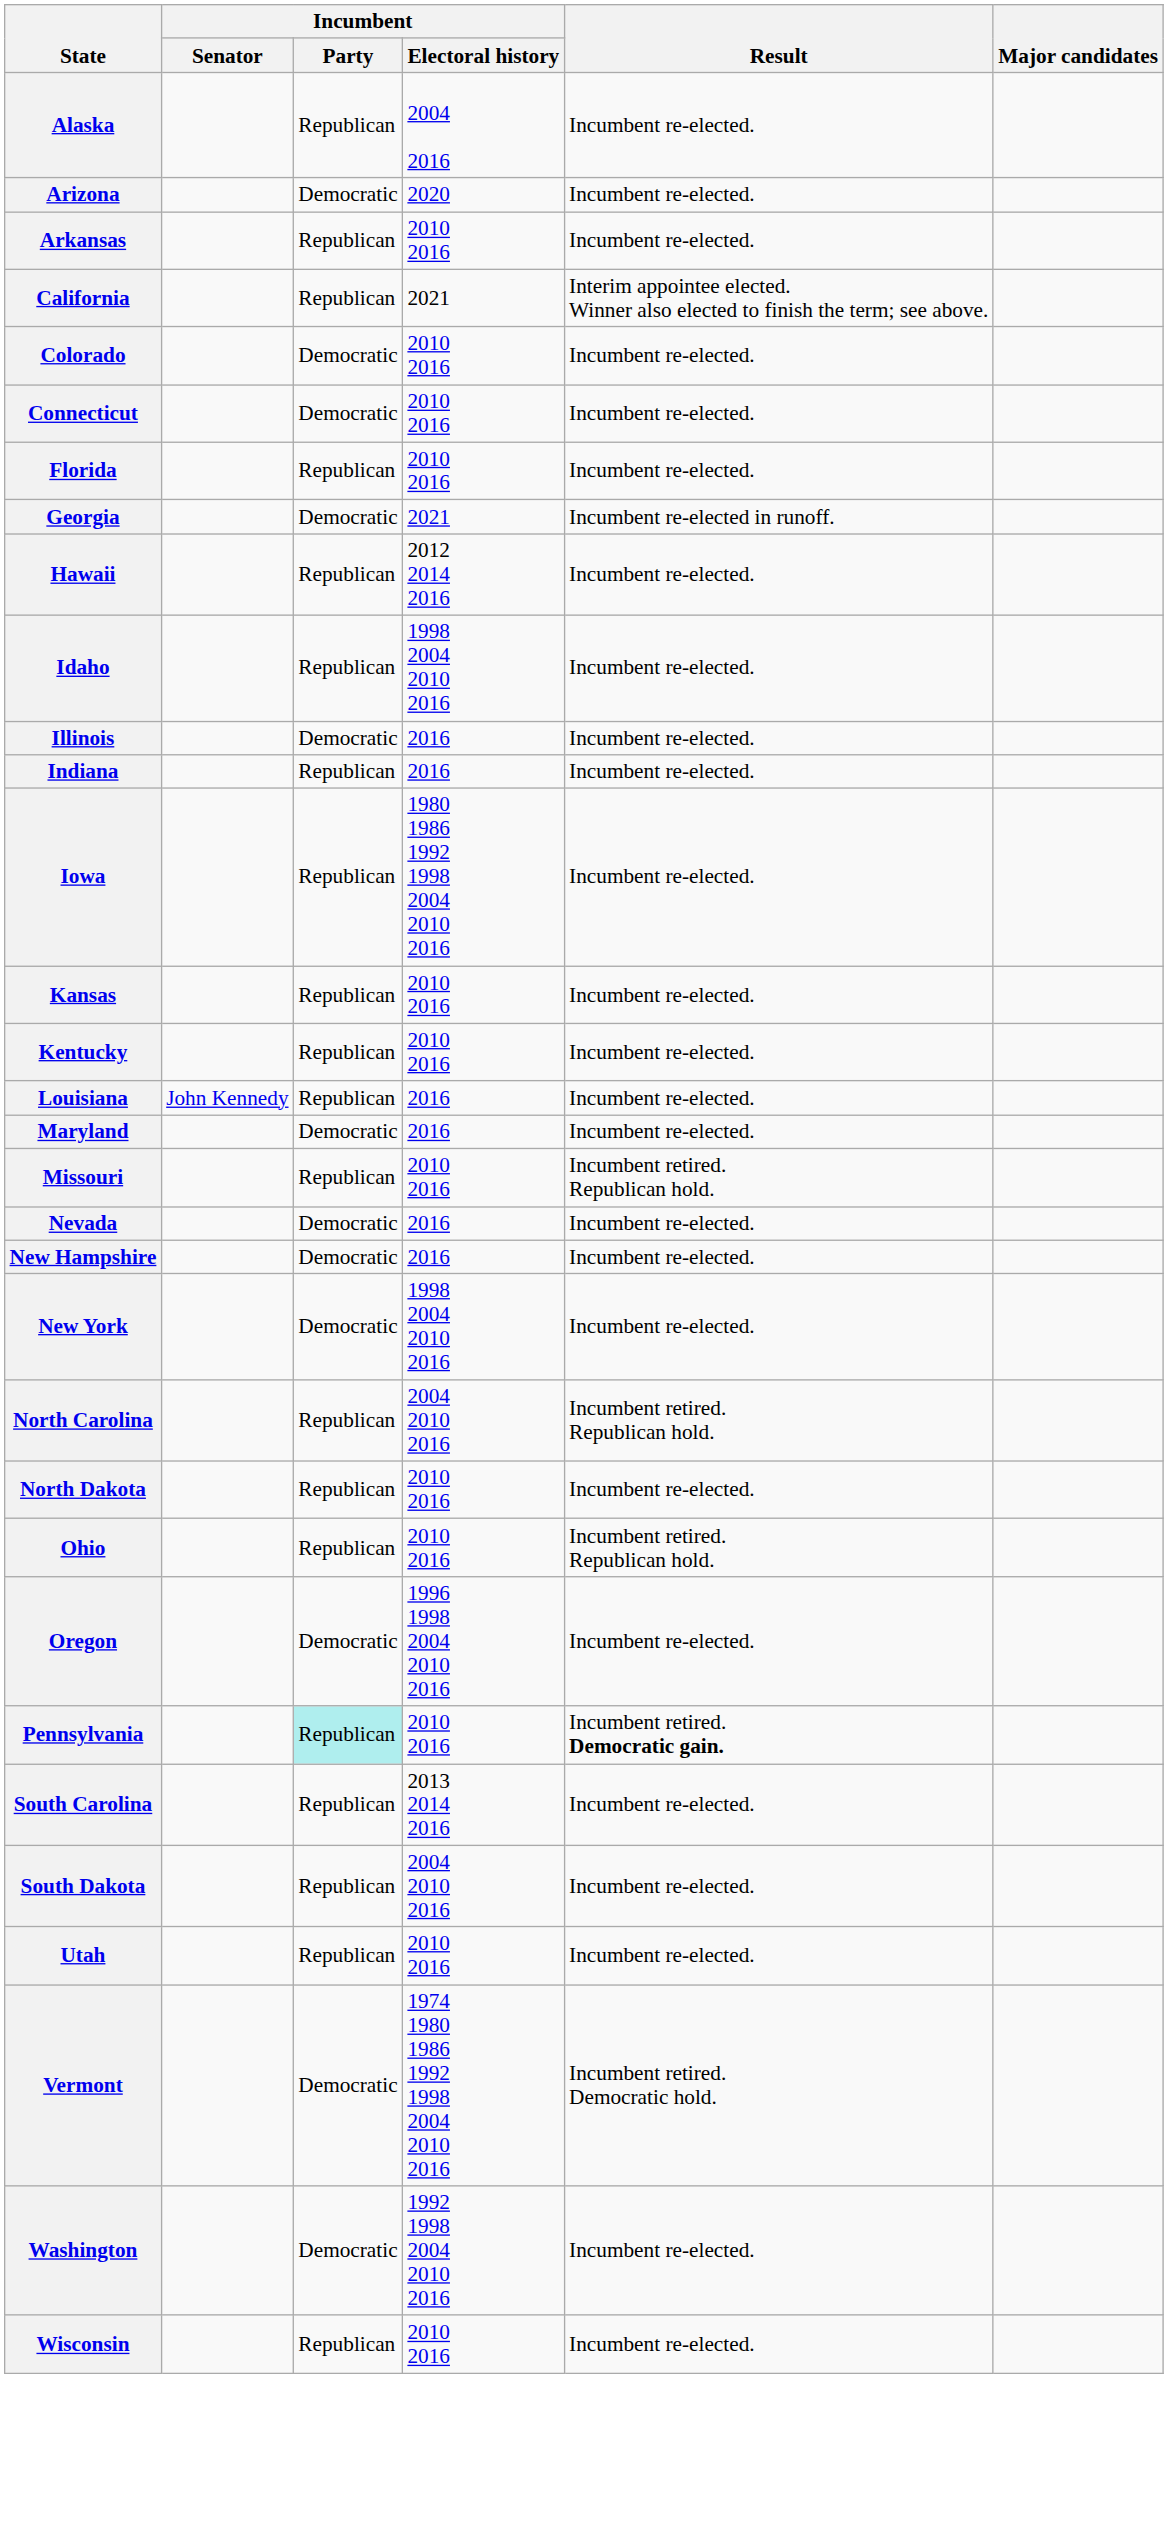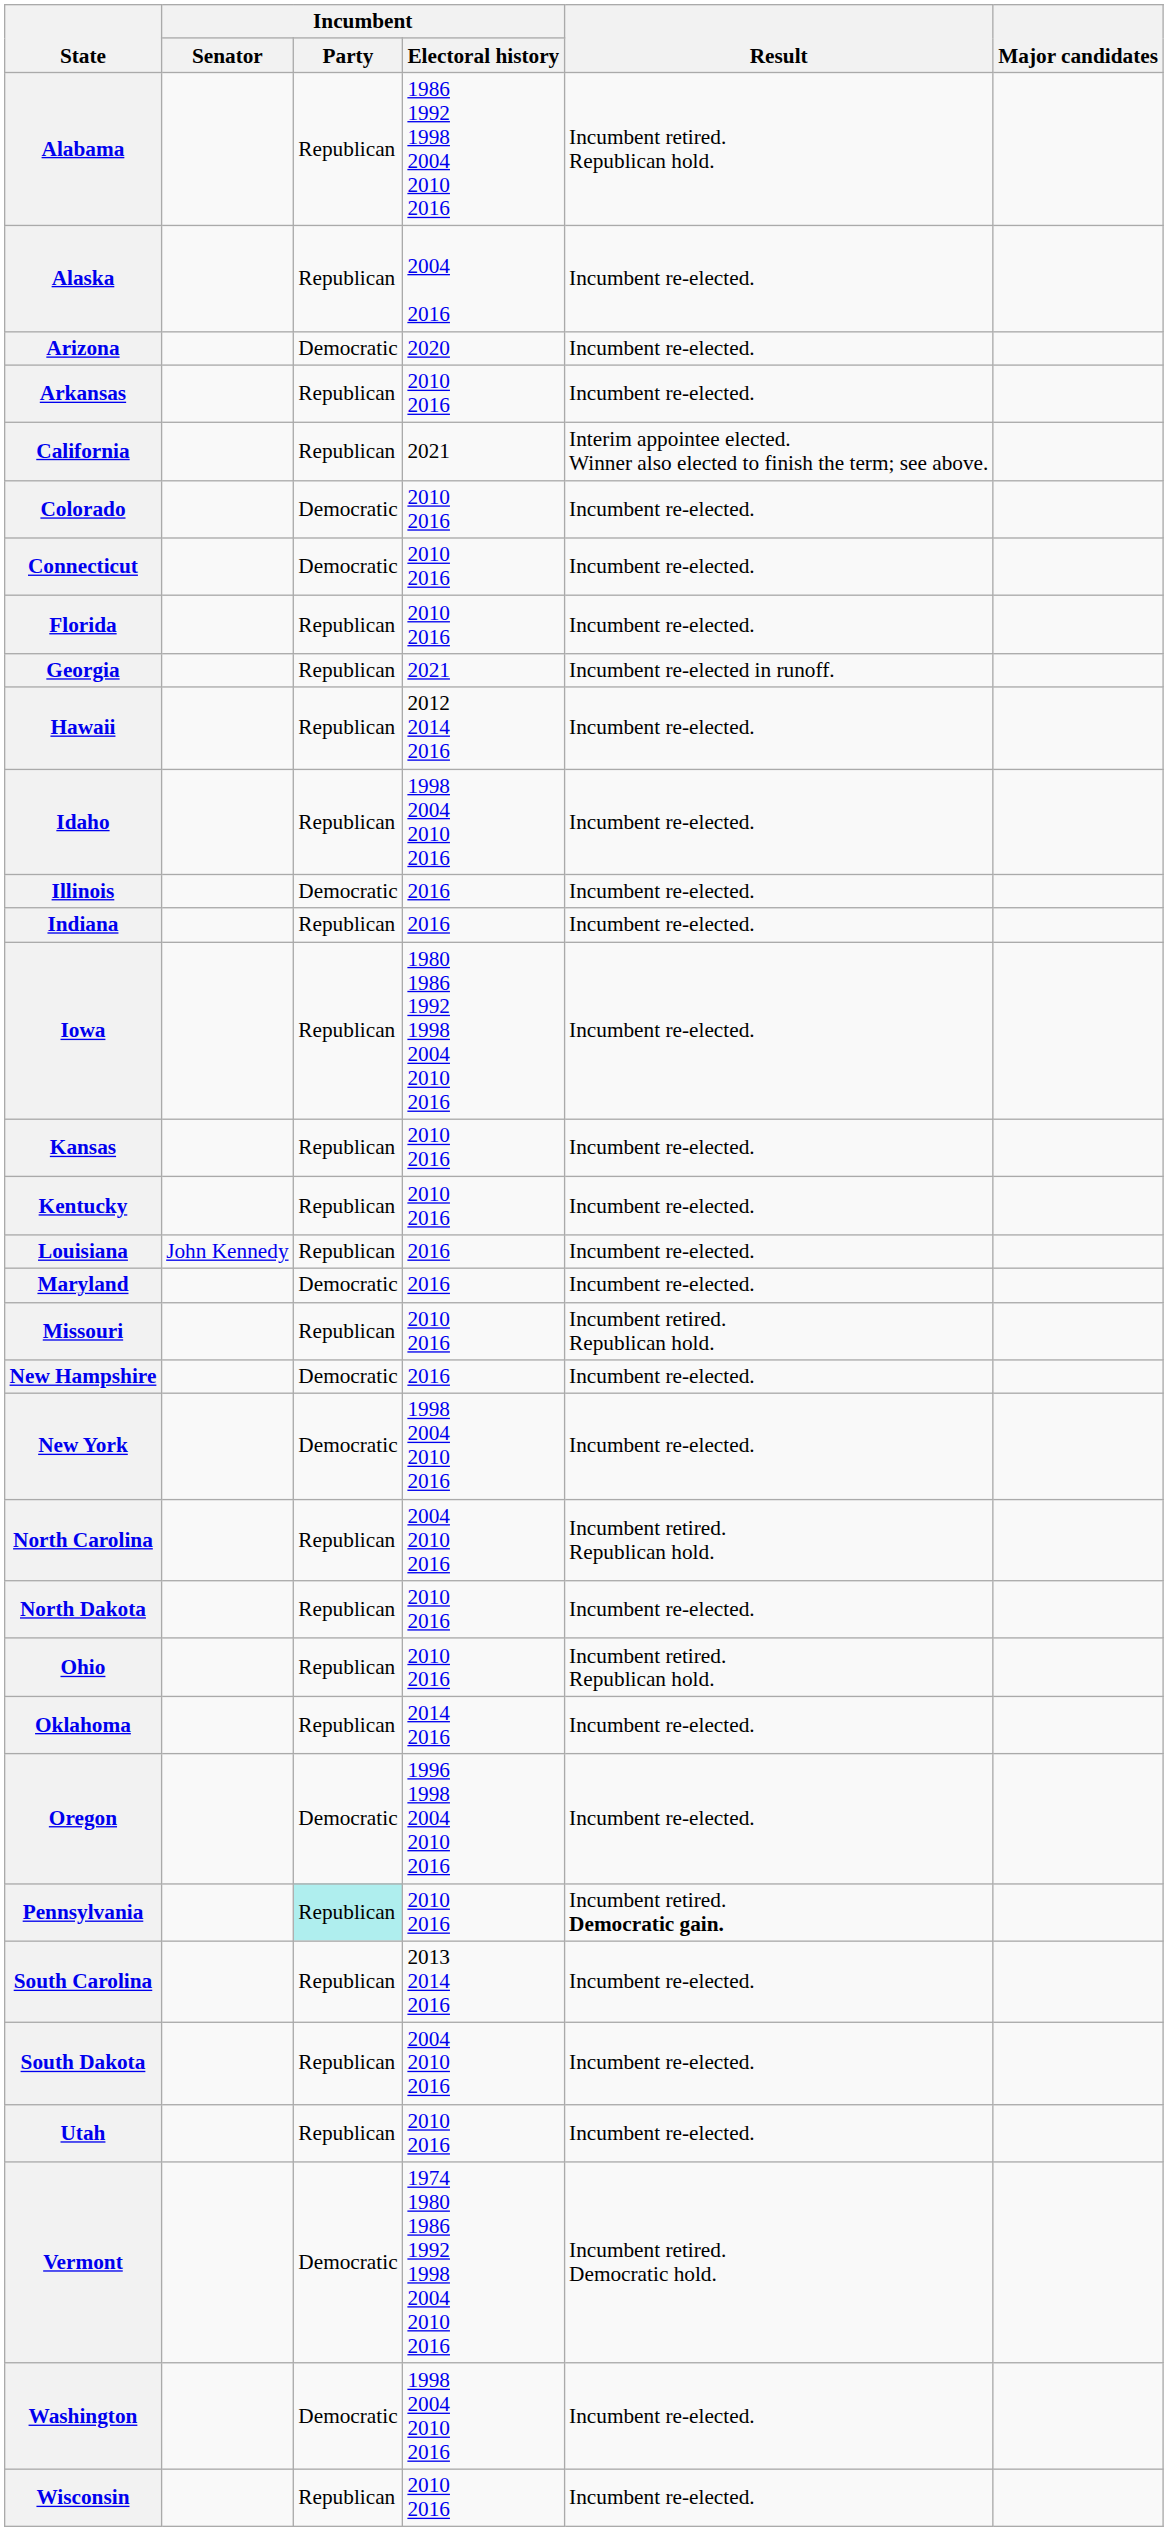+ row: (83, 148)
(348, 516) Democratic -> (347, 670) Republican
- row: (83, 1223)
+ row: (83, 1724)
(429, 2250) 1992 1998 2004 2010 2016 -> (429, 2415) 1998 2004 2010 2016
